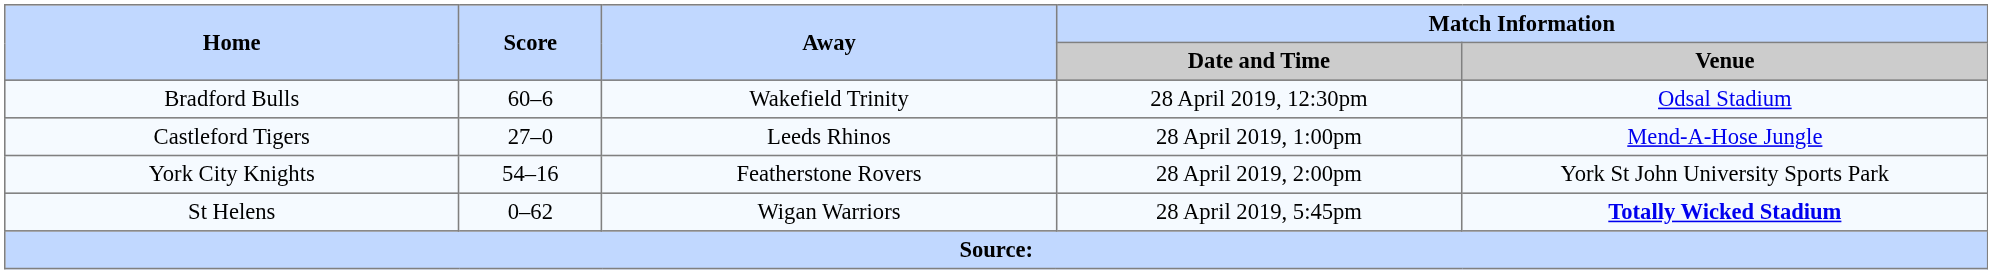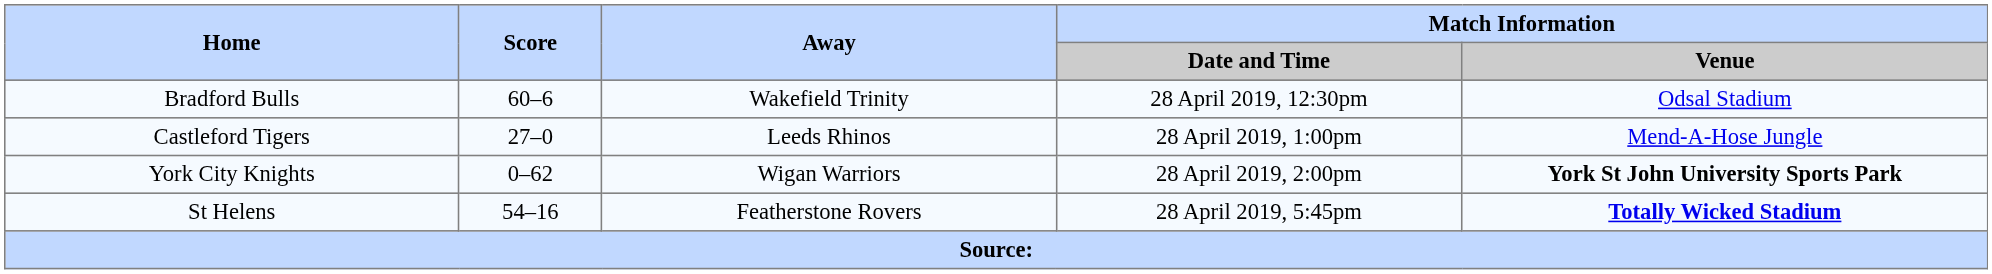(530, 174) 54–16 -> (530, 174) 0–62
(829, 174) Featherstone Rovers -> (829, 174) Wigan Warriors
(1725, 174) normal -> (1725, 174) bold
(530, 211) 0–62 -> (530, 211) 54–16
(829, 211) Wigan Warriors -> (829, 211) Featherstone Rovers
